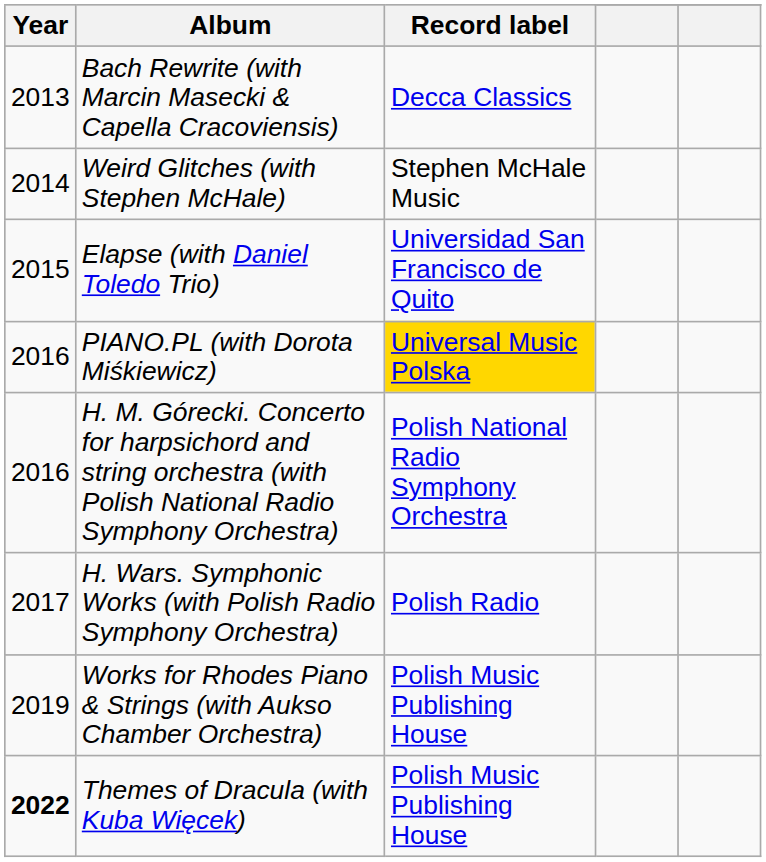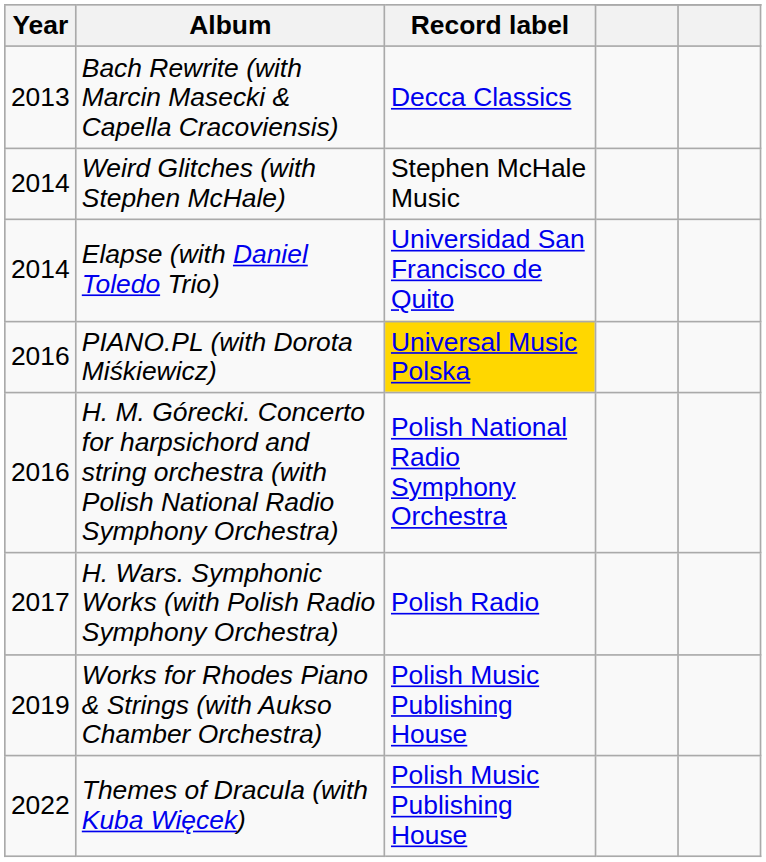(40, 269) 2015 -> (40, 269) 2014
(40, 805) bold -> (40, 805) normal
